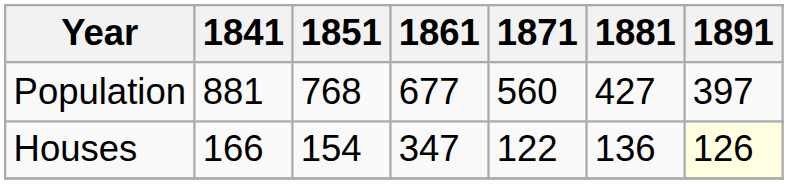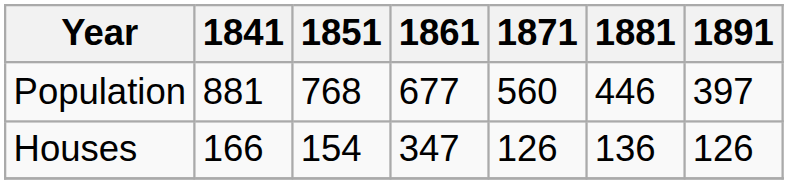(625, 91) 427 -> (625, 91) 446
(527, 149) 122 -> (527, 149) 126
(723, 149) lightyellow background -> (723, 149) no background
